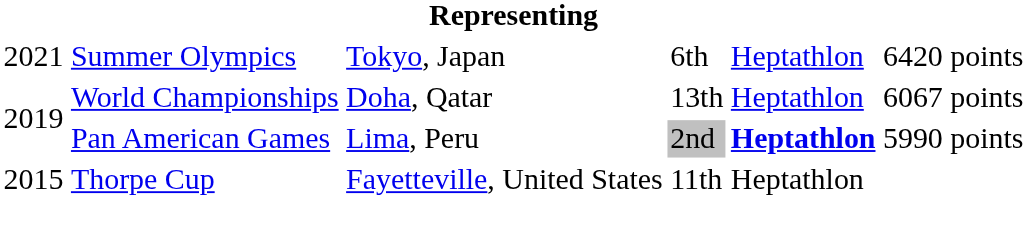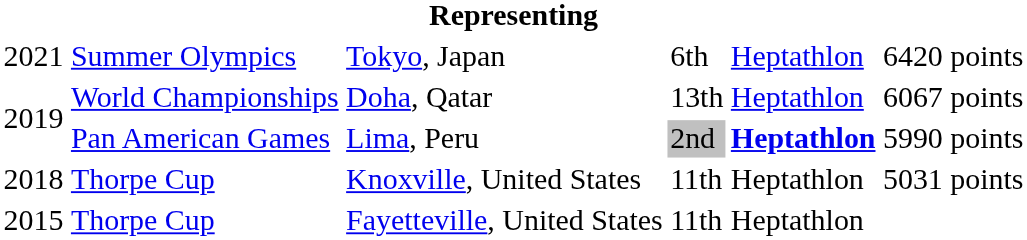+ row: (494, 179)
